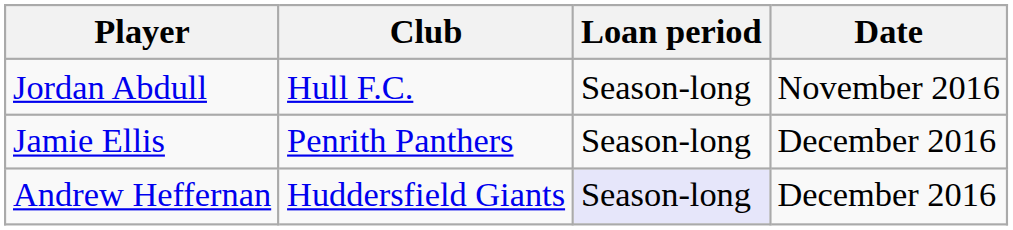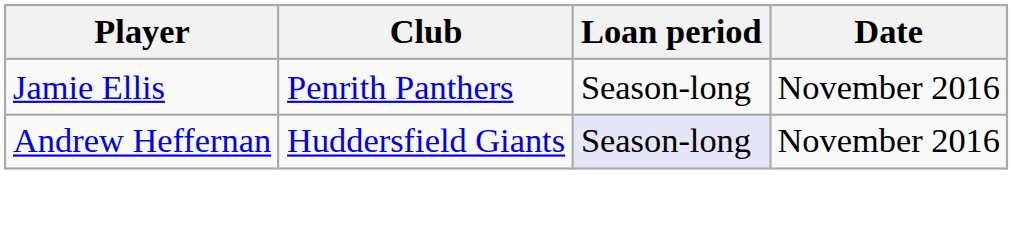- row: (110, 86)
(887, 140) December 2016 -> (889, 86) November 2016
(887, 195) December 2016 -> (889, 140) November 2016
